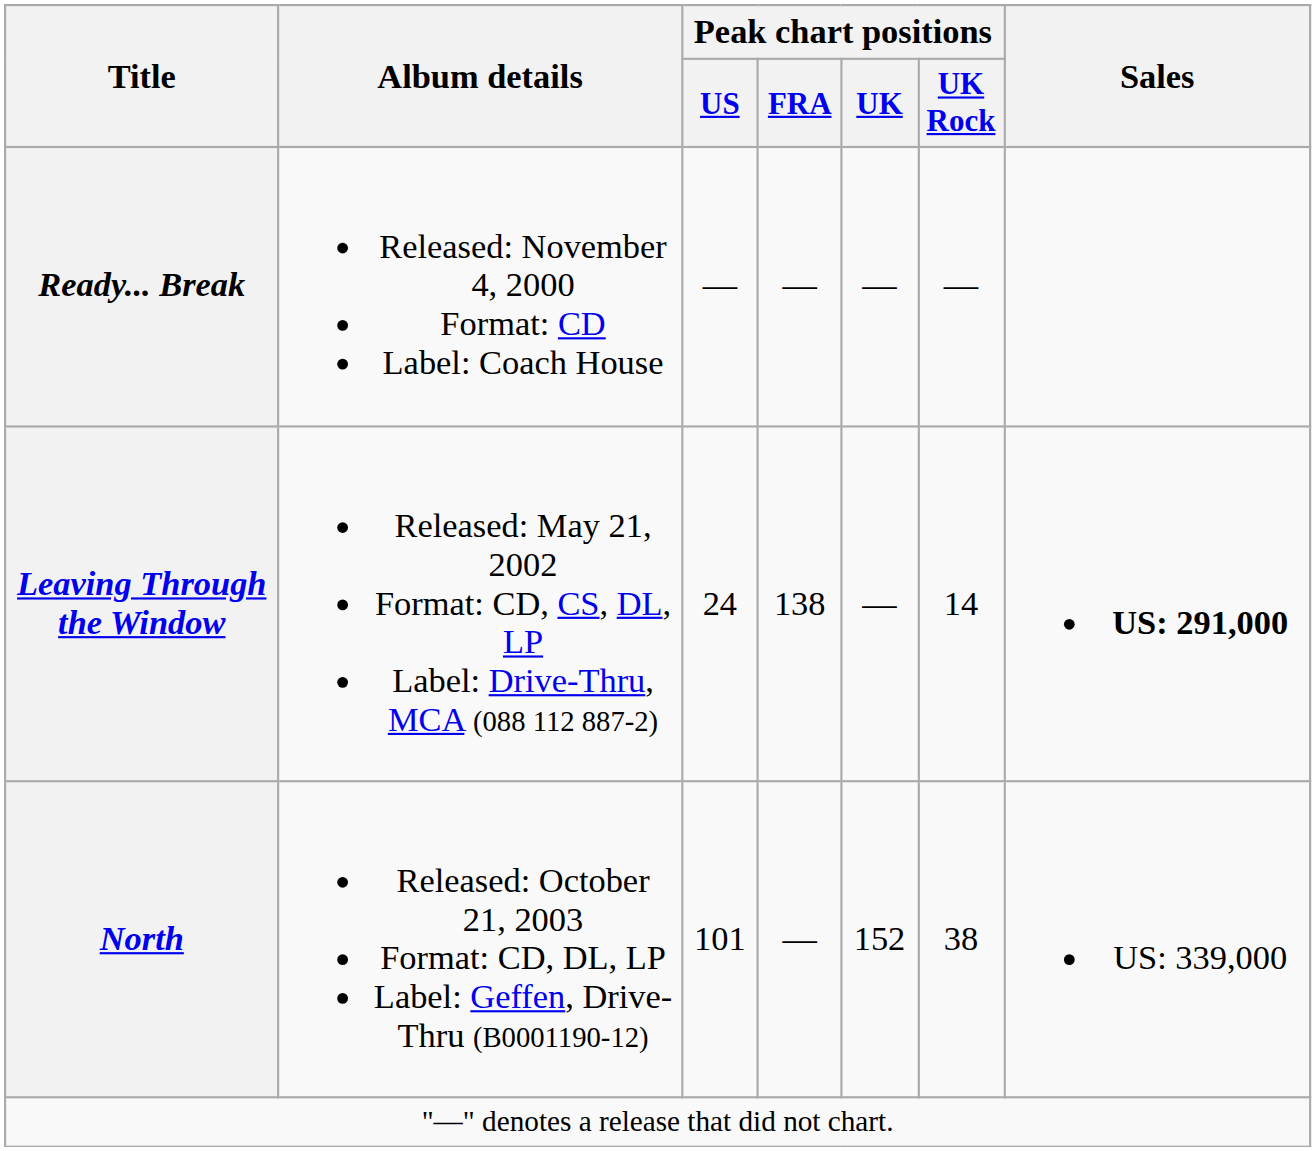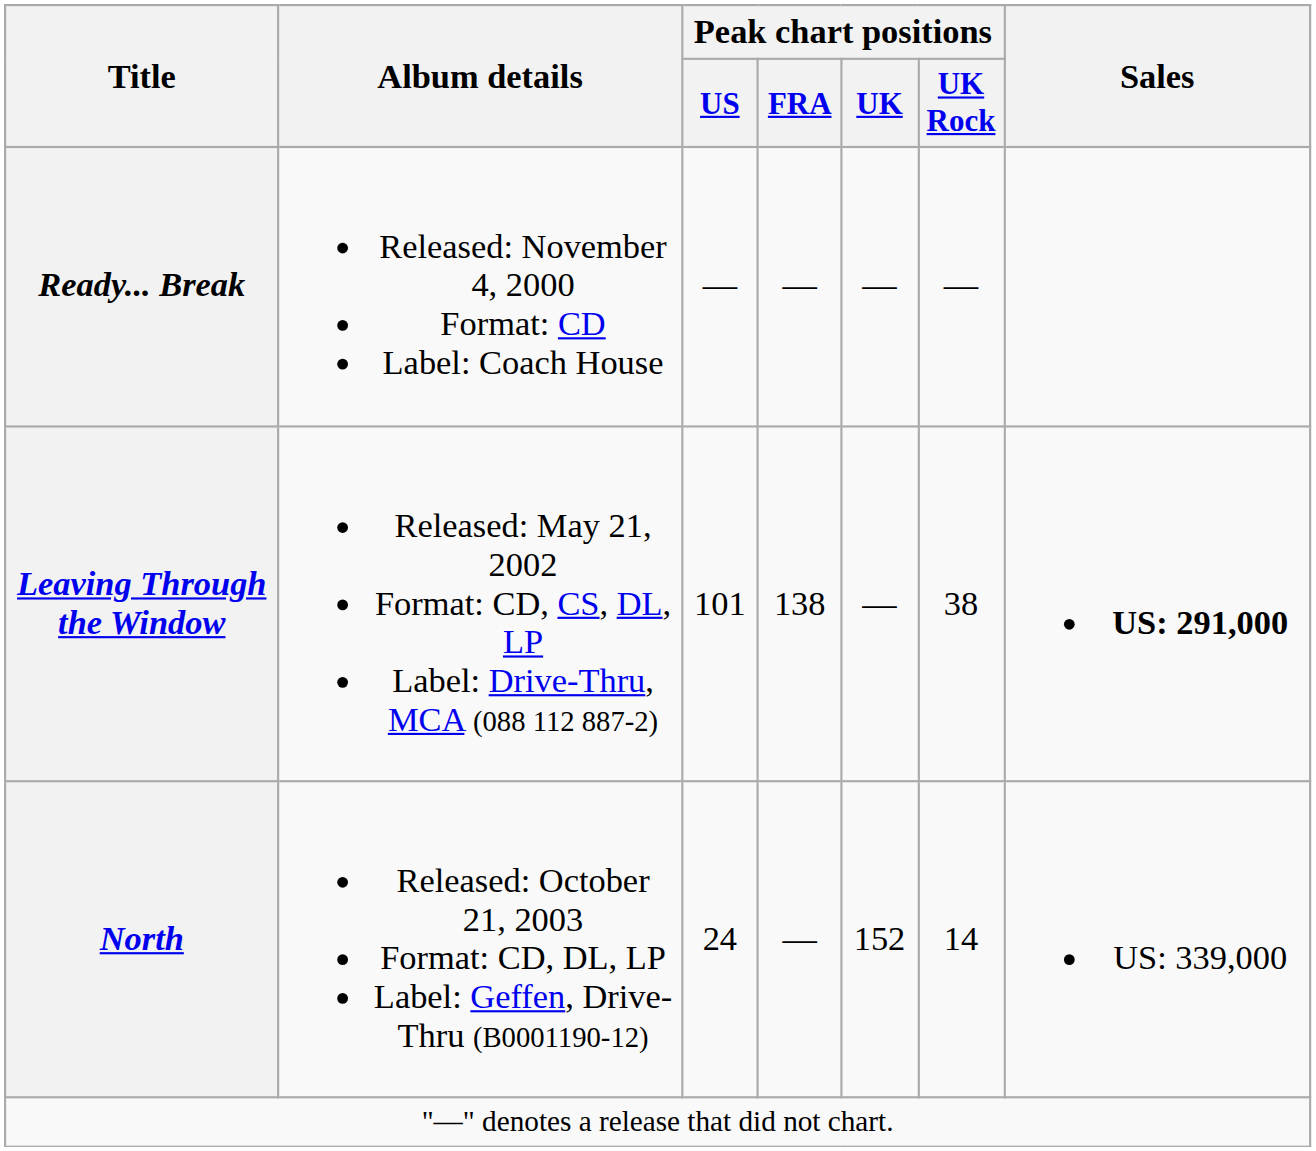(720, 602) 24 -> (720, 602) 101
(961, 602) 14 -> (961, 602) 38
(720, 938) 101 -> (720, 938) 24
(961, 938) 38 -> (961, 938) 14
